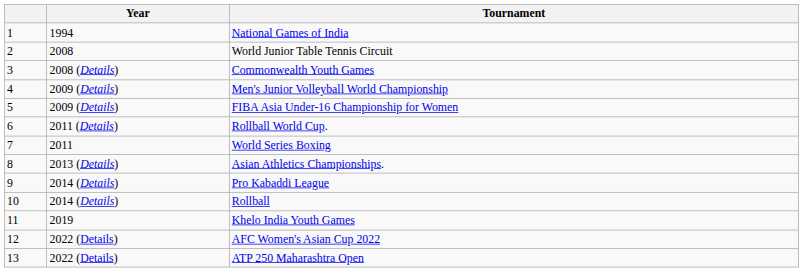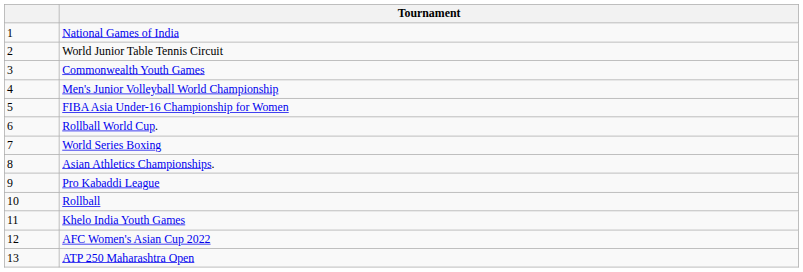- column: (138, 13)
